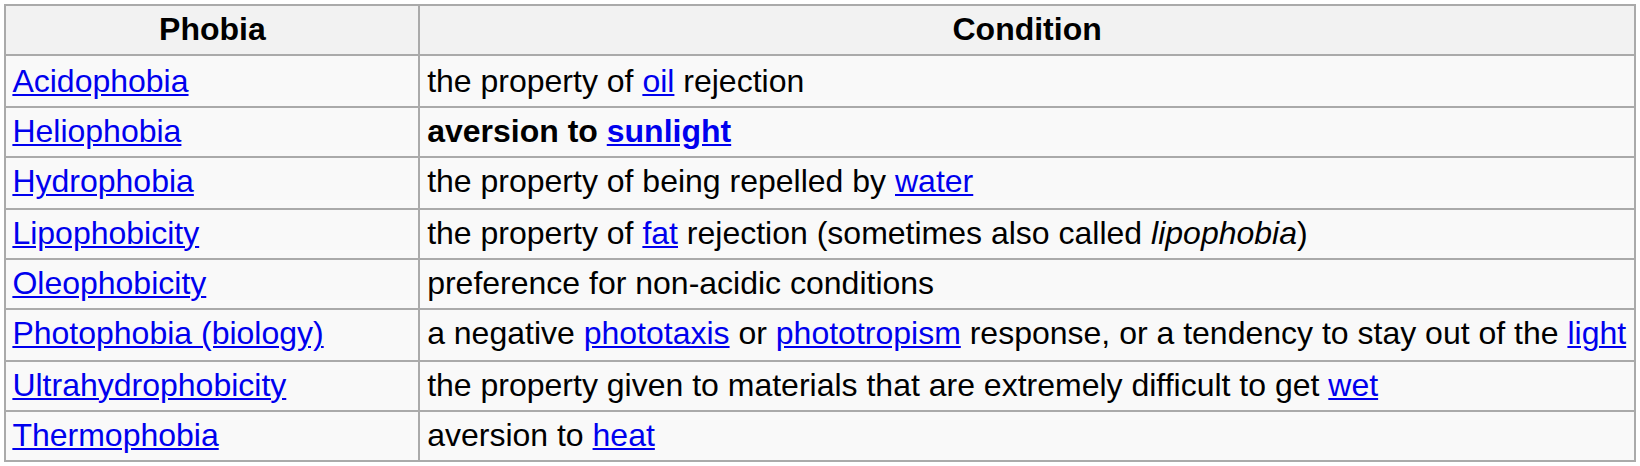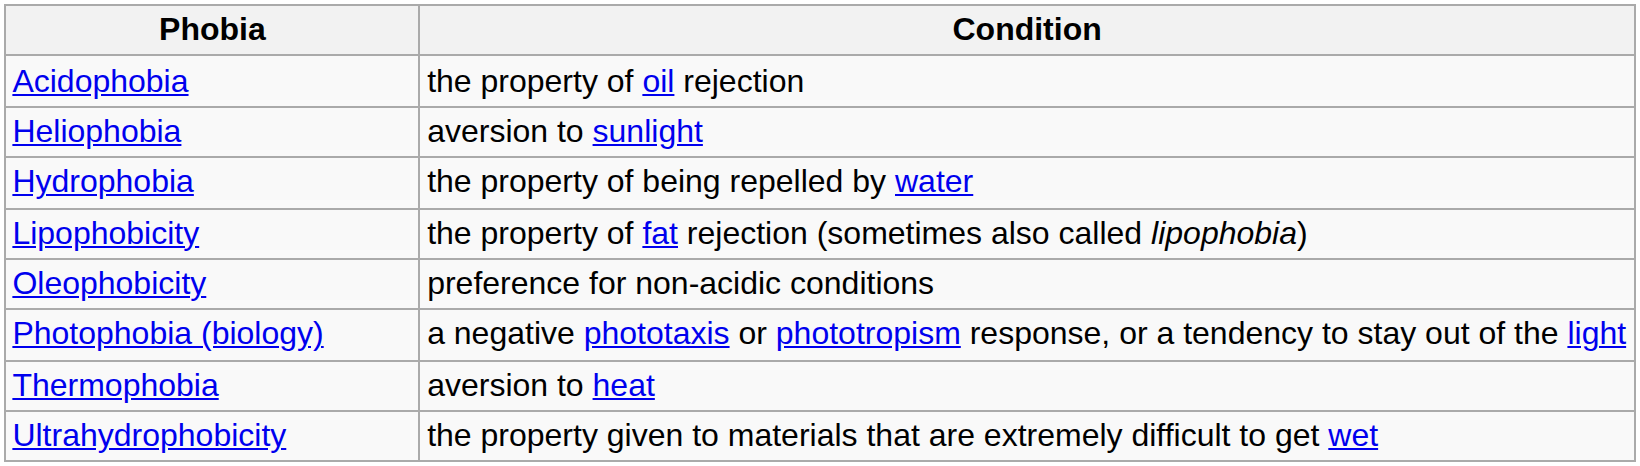(579, 131) bold -> (565, 131) normal
rows swapped: (149, 385) <-> (116, 435)
